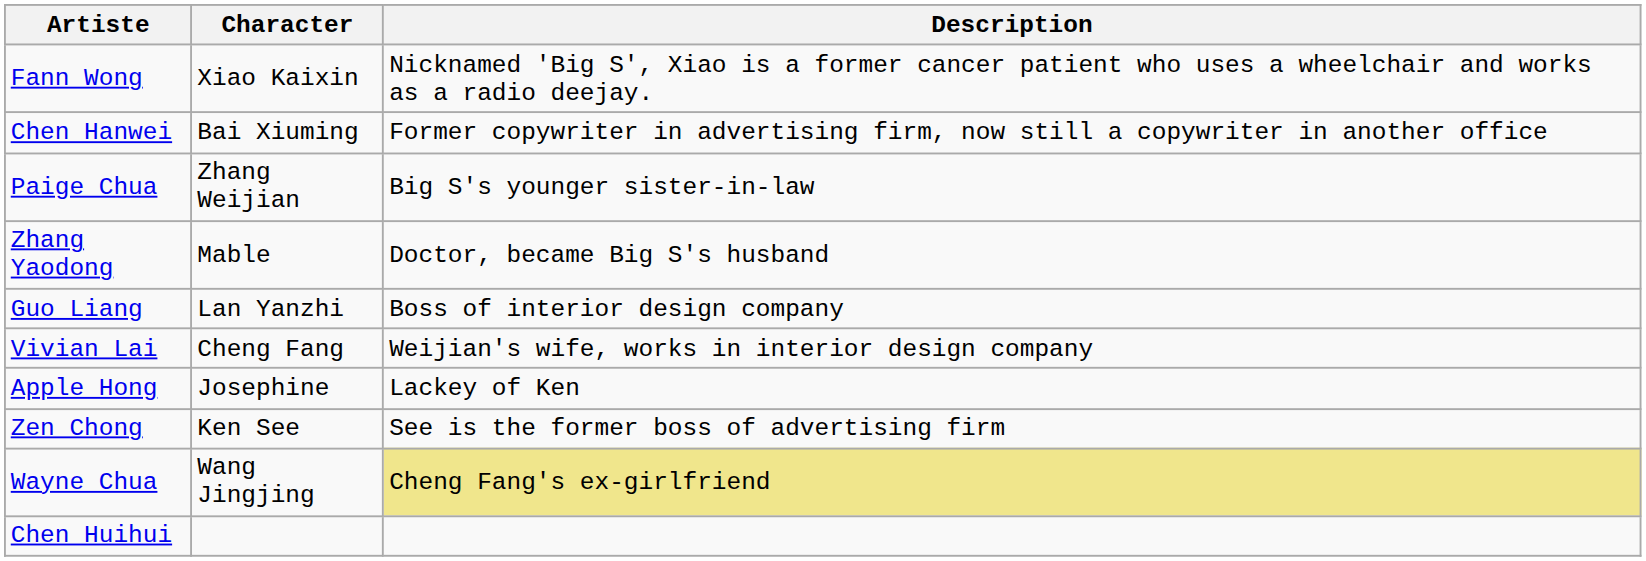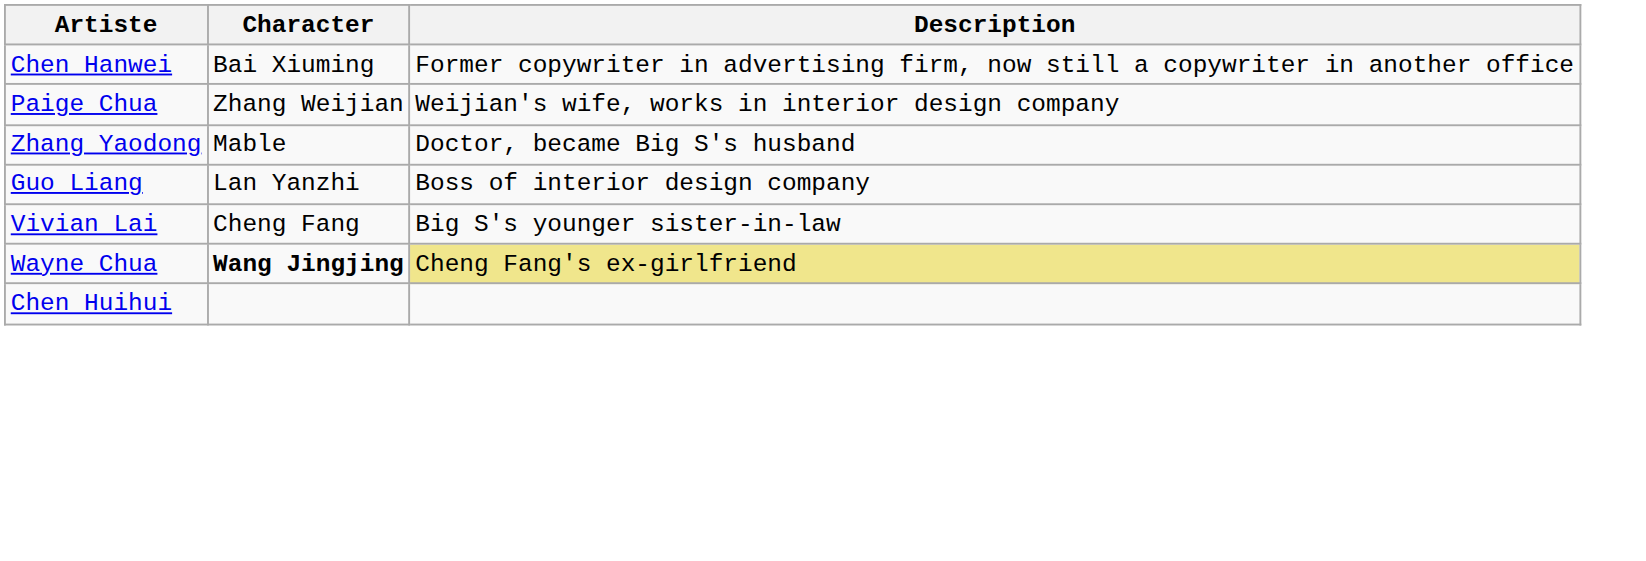- row: (77, 79)
(602, 187) Big S's younger sister-in-law -> (767, 105) Weijian's wife, works in interior design company
(741, 348) Weijian's wife, works in interior design company -> (628, 224) Big S's younger sister-in-law
- row: (84, 388)
- row: (77, 428)
(256, 482) normal -> (308, 264) bold
